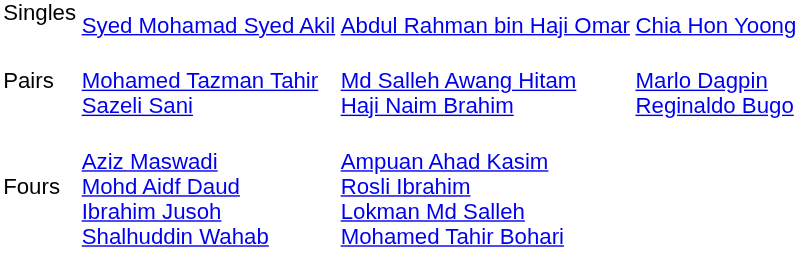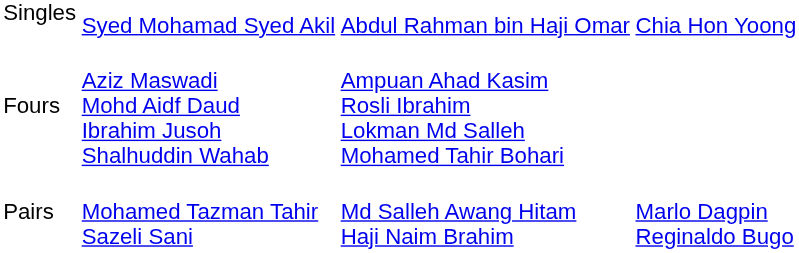rows swapped: (29, 81) <-> (32, 186)
